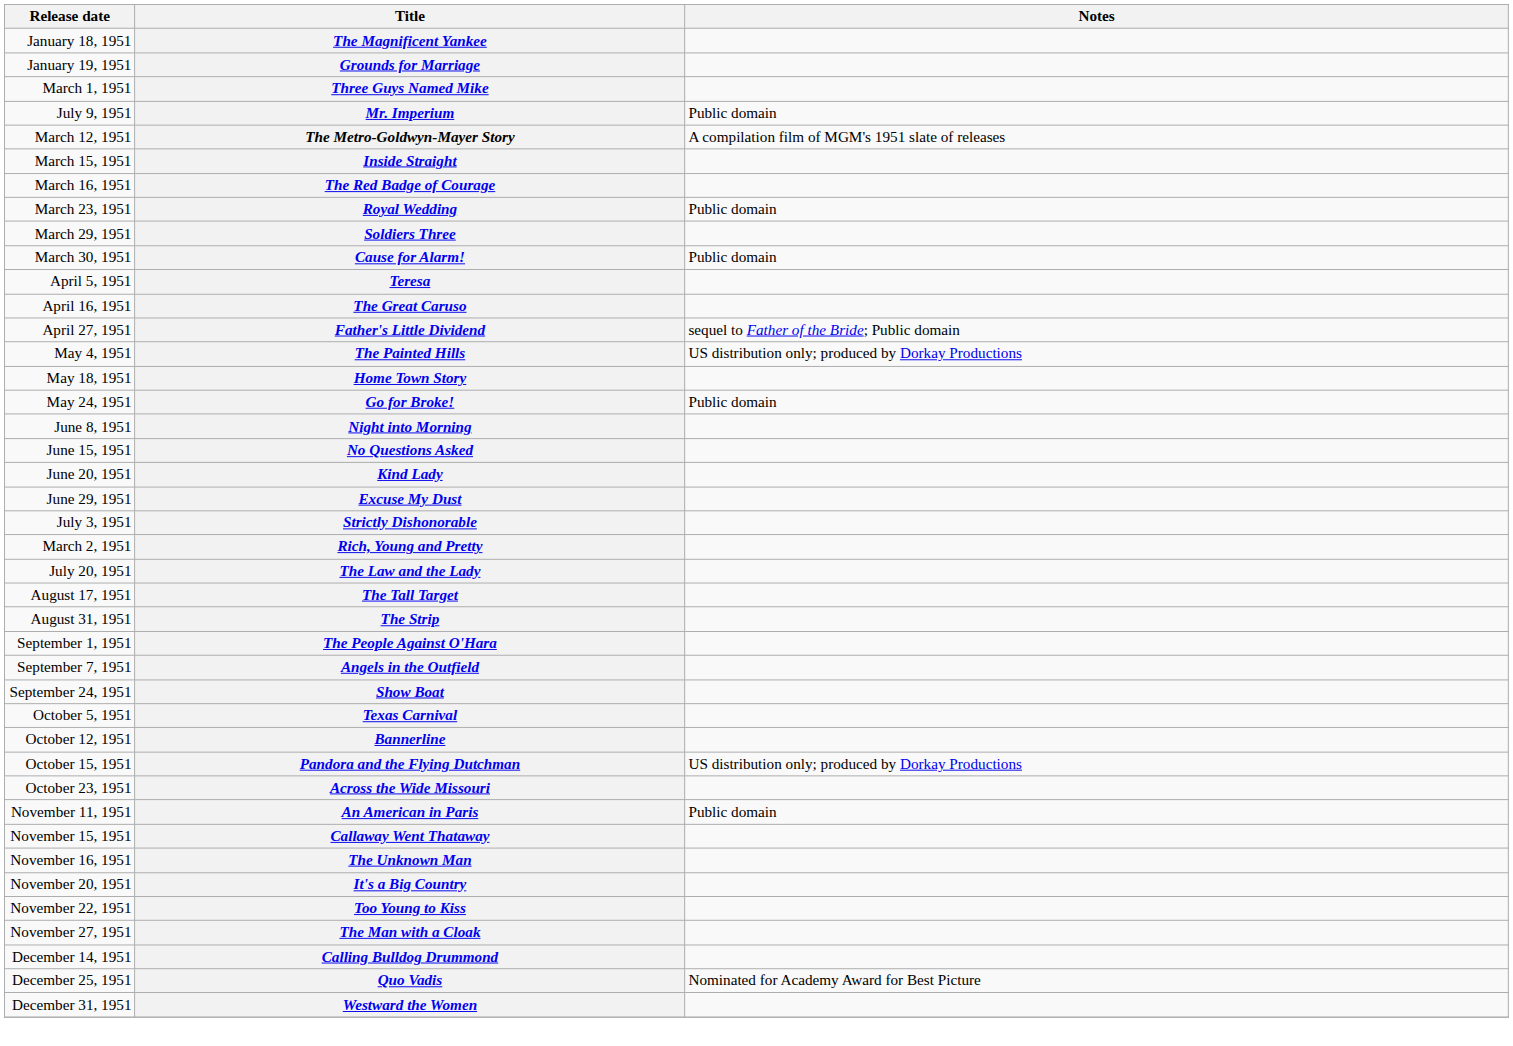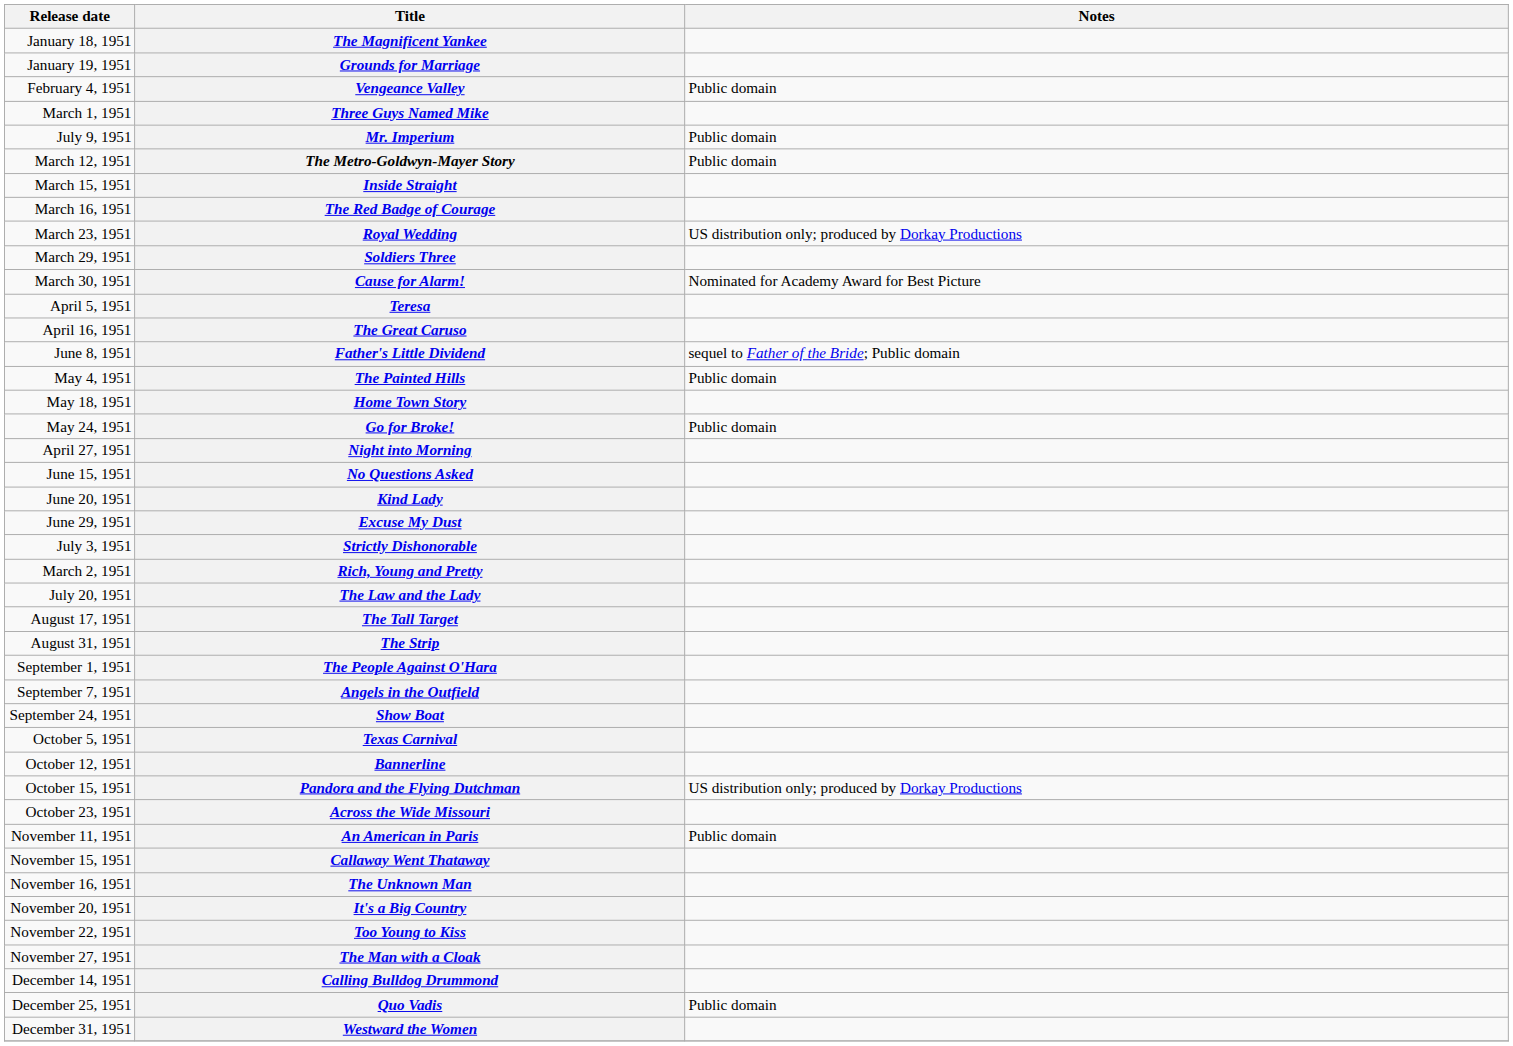+ row: (410, 88)
(847, 137) A compilation film of MGM's 1951 slate of releases -> (733, 161) Public domain
(733, 209) Public domain -> (855, 233) US distribution only; produced by Dorkay Productions
(733, 257) Public domain -> (835, 281) Nominated for Academy Award for Best Picture
(87, 329) April 27, 1951 -> (93, 354) June 8, 1951
(855, 354) US distribution only; produced by Dorkay Productions -> (733, 378) Public domain
(93, 426) June 8, 1951 -> (87, 450) April 27, 1951
(835, 980) Nominated for Academy Award for Best Picture -> (733, 1004) Public domain
